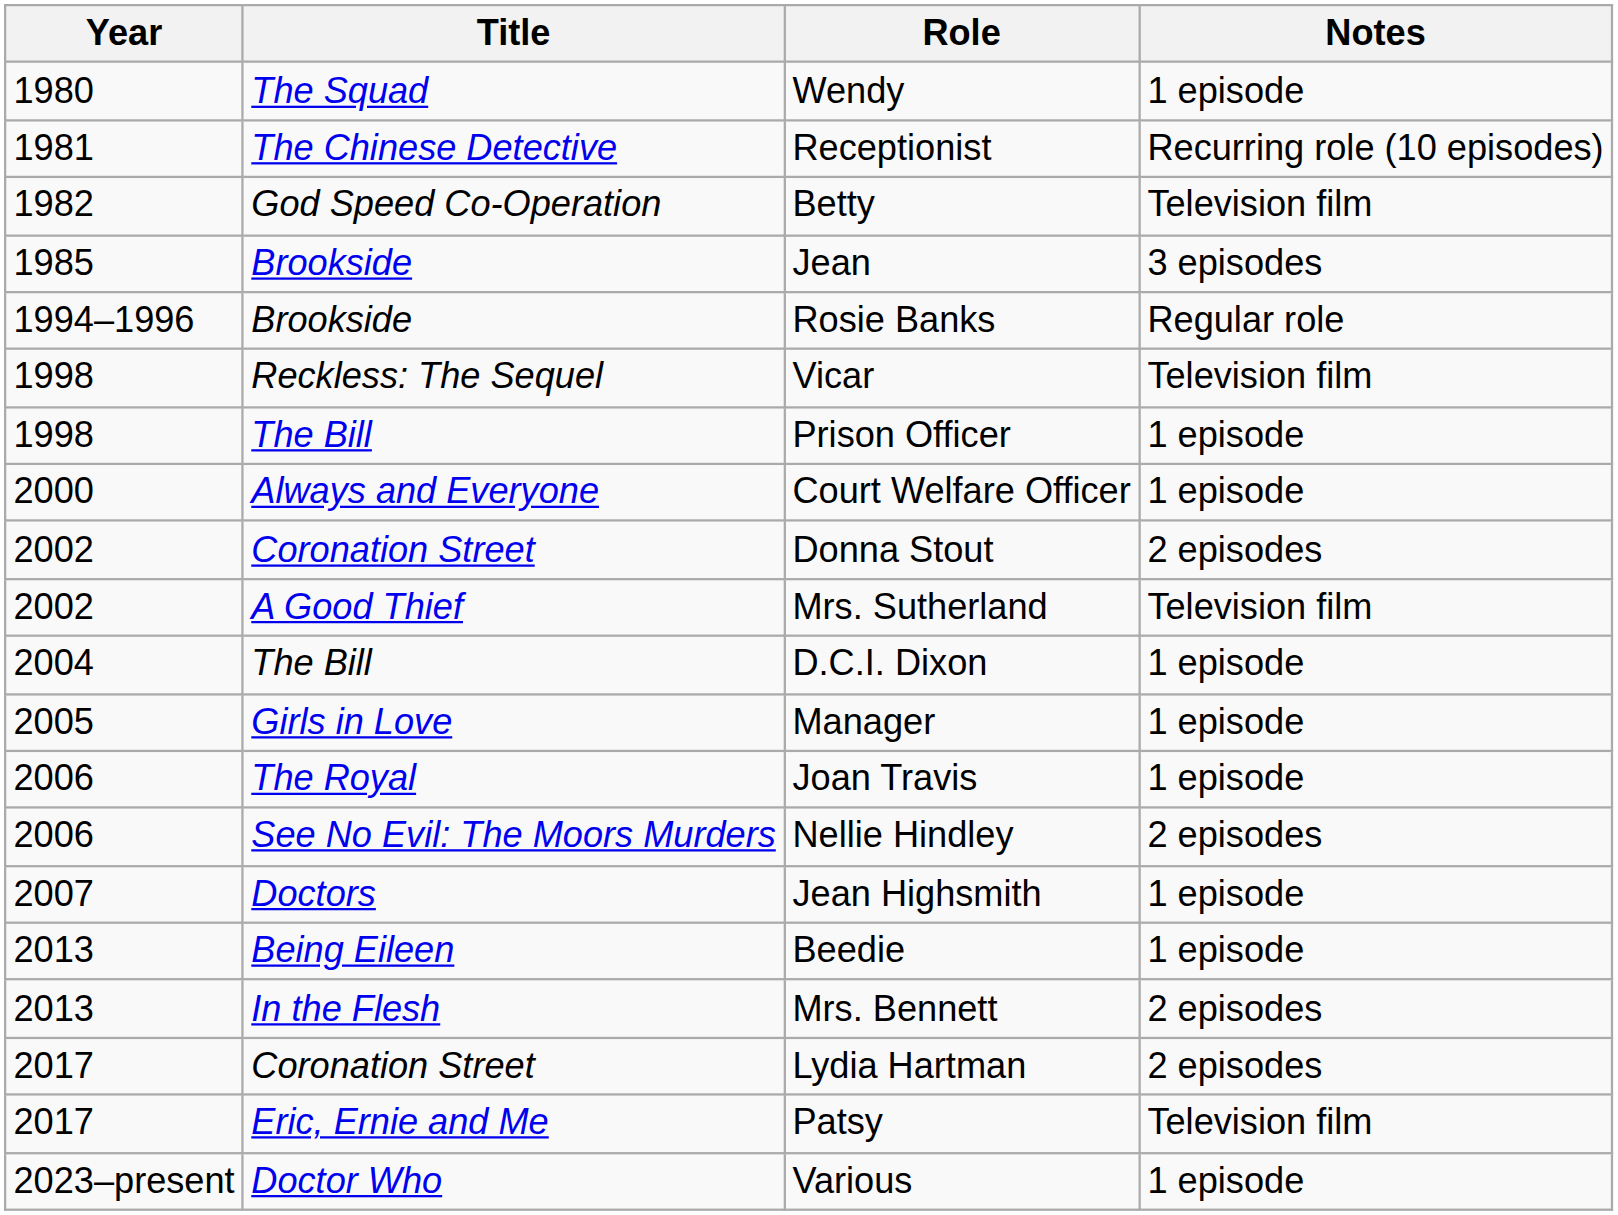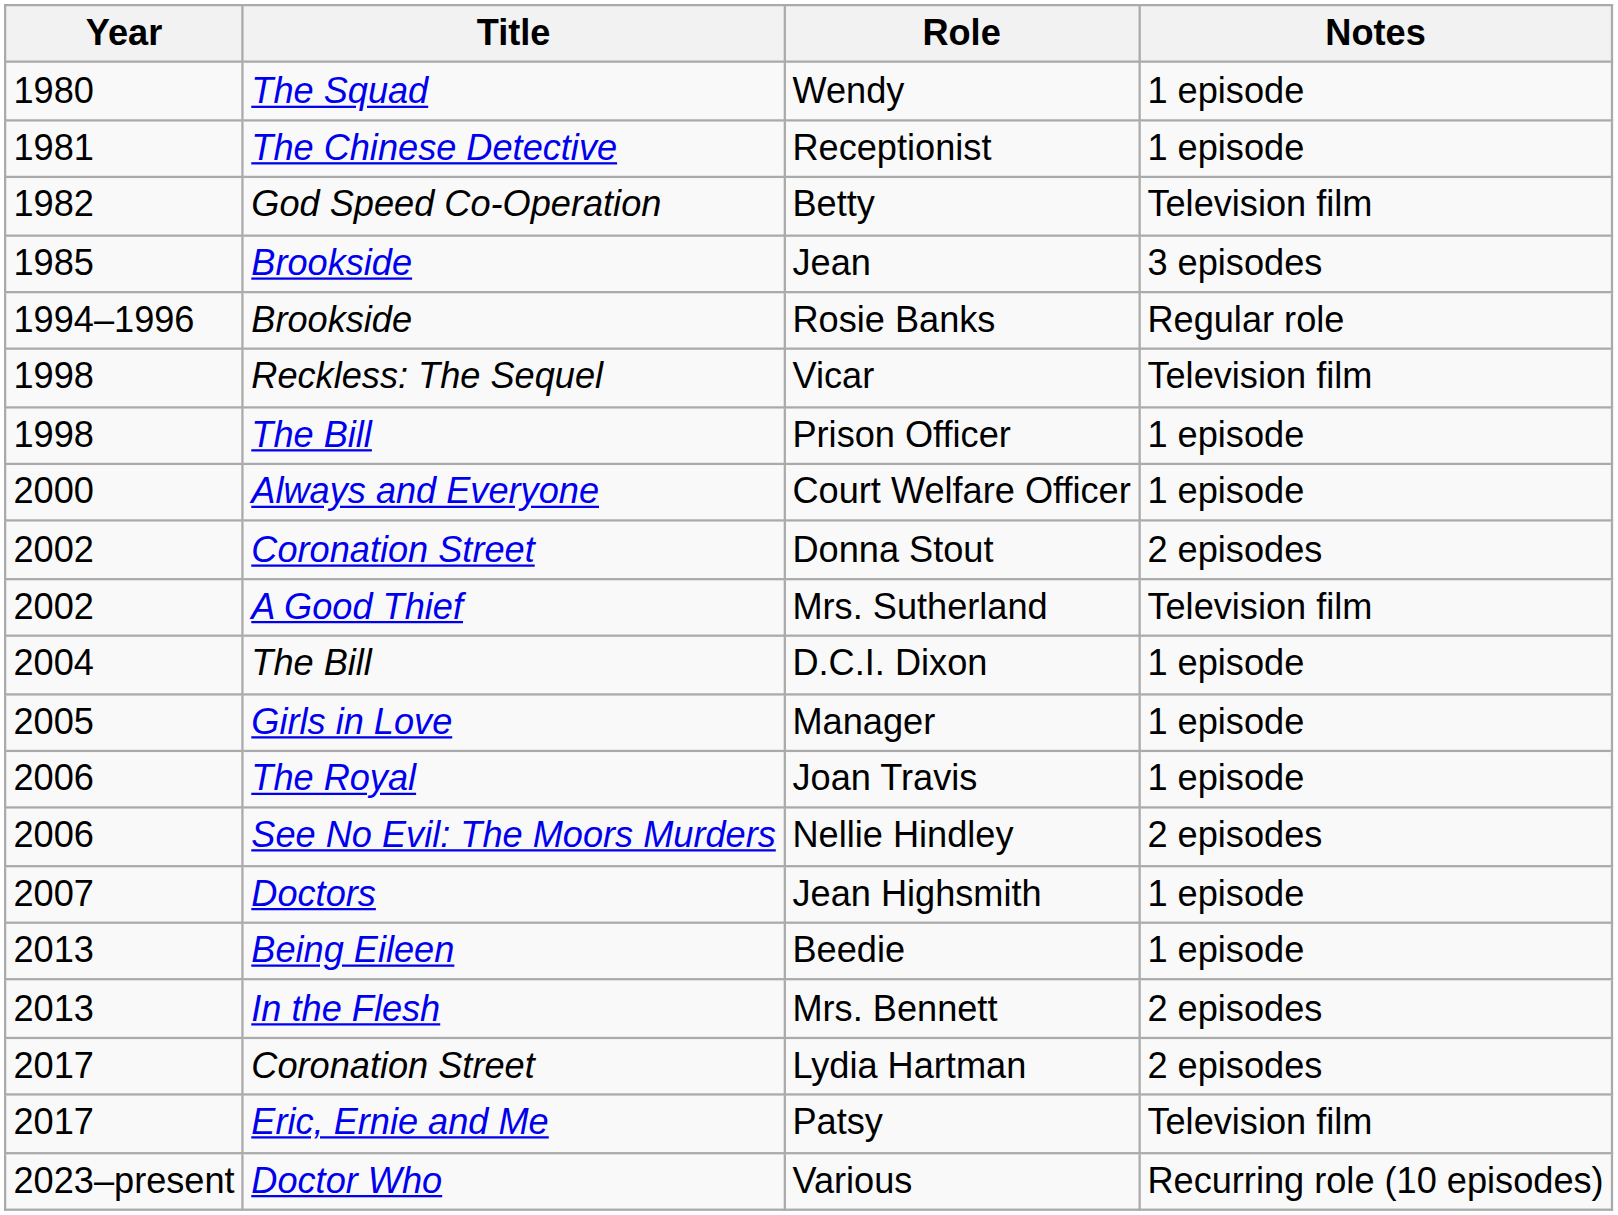(1376, 147) Recurring role (10 episodes) -> (1226, 147) 1 episode
(1226, 1180) 1 episode -> (1376, 1180) Recurring role (10 episodes)
